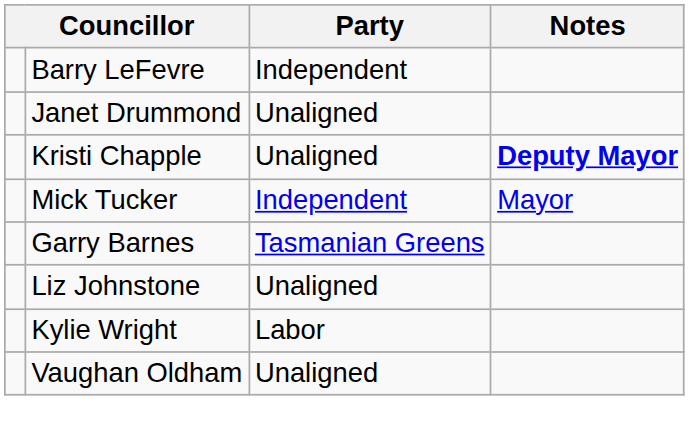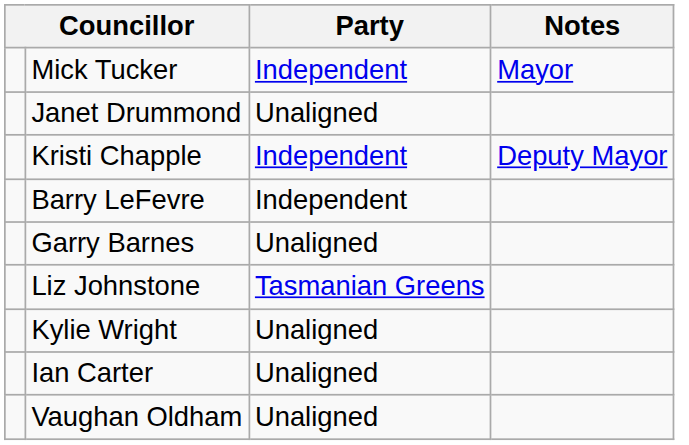rows swapped: (104, 199) <-> (118, 69)
(317, 156) Unaligned -> (331, 156) Independent
(588, 156) bold -> (582, 156) normal
(370, 243) Tasmanian Greens -> (317, 243) Unaligned
(317, 286) Unaligned -> (370, 286) Tasmanian Greens
(290, 329) Labor -> (317, 329) Unaligned
+ row: (92, 373)
